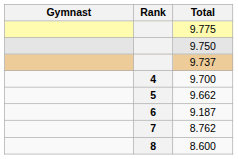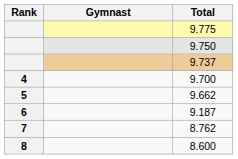columns swapped: (153, 13) <-> (69, 13)
